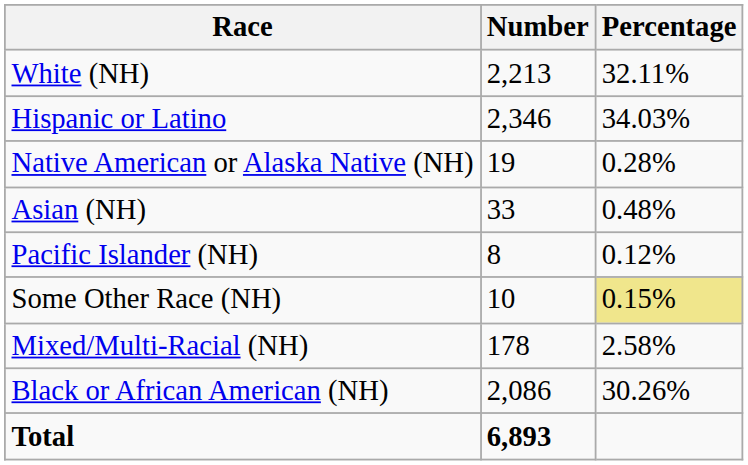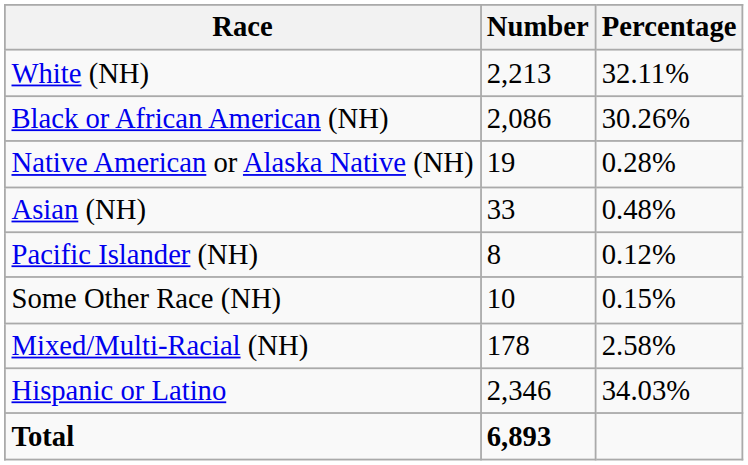rows swapped: (200, 390) <-> (119, 118)
(639, 299) khaki background -> (639, 299) no background
